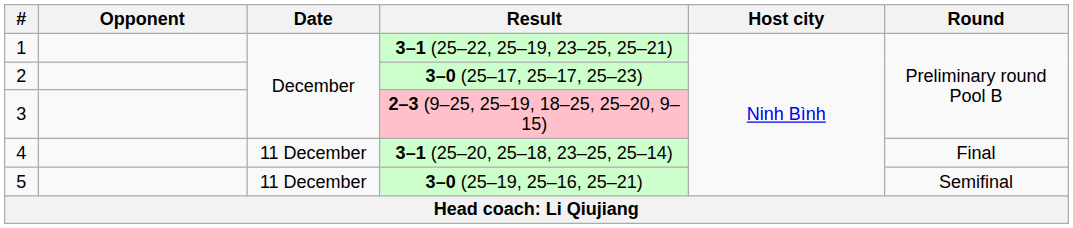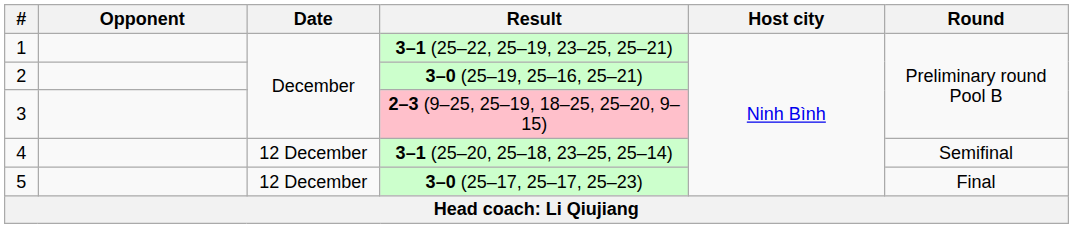(534, 76) 3–0 (25–17, 25–17, 25–23) -> (534, 76) 3–0 (25–19, 25–16, 25–21)
(313, 153) 11 December -> (313, 153) 12 December
(976, 153) Final -> (976, 153) Semifinal
(313, 181) 11 December -> (313, 181) 12 December
(534, 181) 3–0 (25–19, 25–16, 25–21) -> (534, 181) 3–0 (25–17, 25–17, 25–23)
(976, 181) Semifinal -> (976, 181) Final
